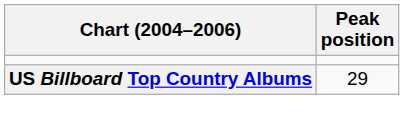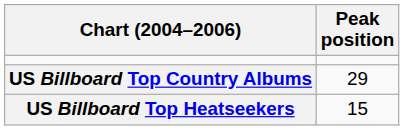+ row: (161, 109)
